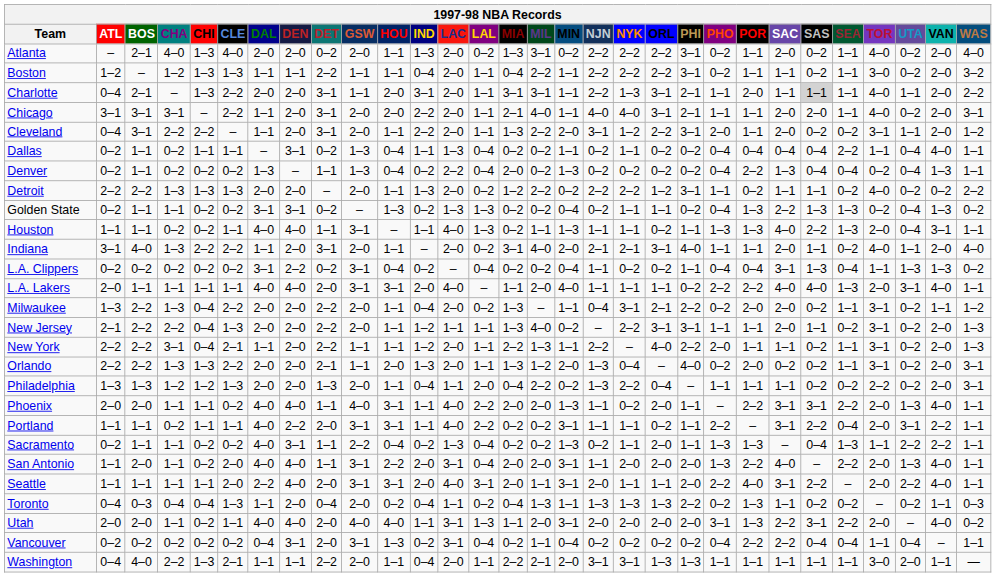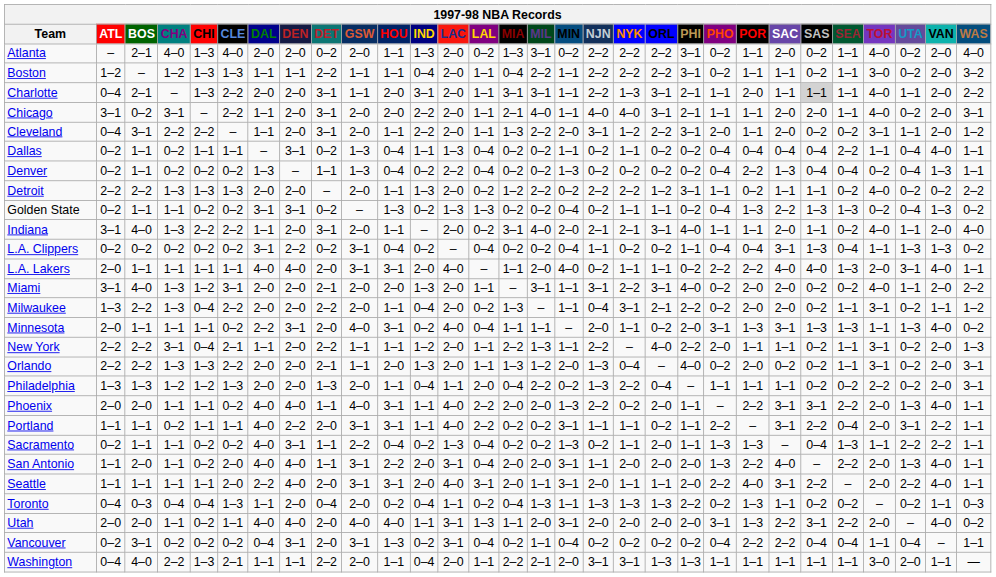(141, 112) 3–1 -> (141, 112) 0–2
(513, 171) 2–0 -> (513, 171) 0–2
- row: (30, 230)
(598, 289) 1–1 -> (598, 269) 0–2
+ row: (24, 289)
+ row: (36, 328)
- row: (40, 328)
(598, 406) 1–1 -> (598, 406) 2–2
(141, 543) 0–2 -> (141, 543) 3–1
